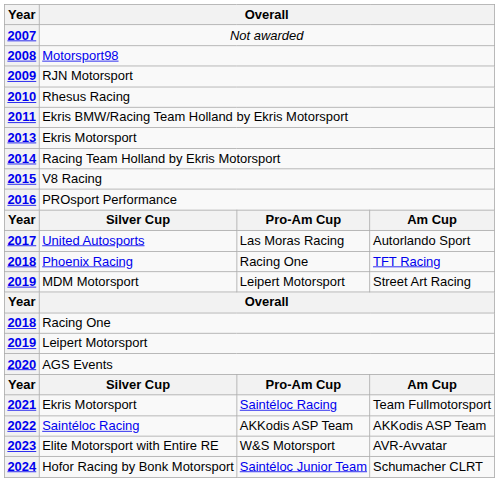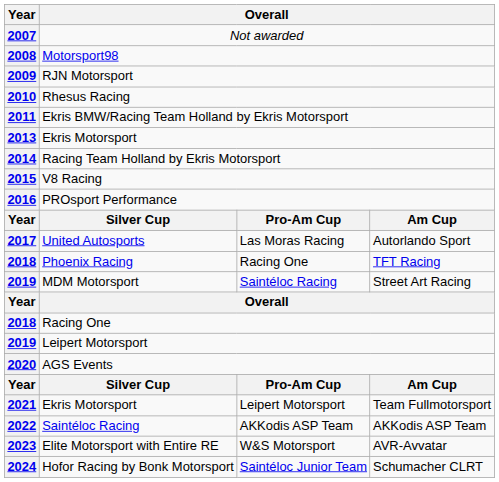(292, 281) Leipert Motorsport -> (288, 281) Saintéloc Racing
(288, 405) Saintéloc Racing -> (292, 405) Leipert Motorsport
